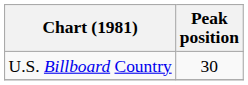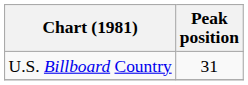(209, 65) 30 -> (209, 65) 31
